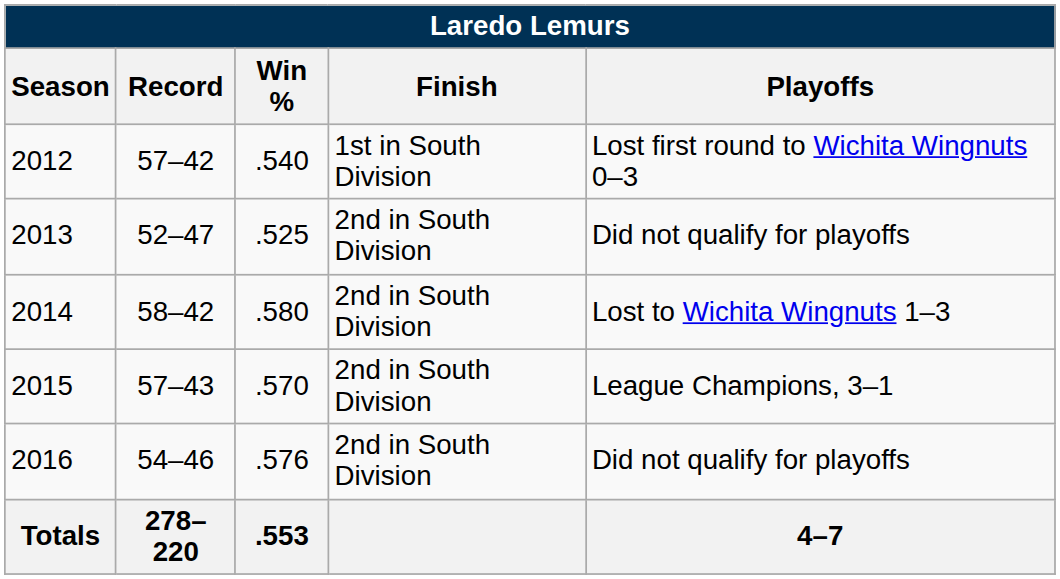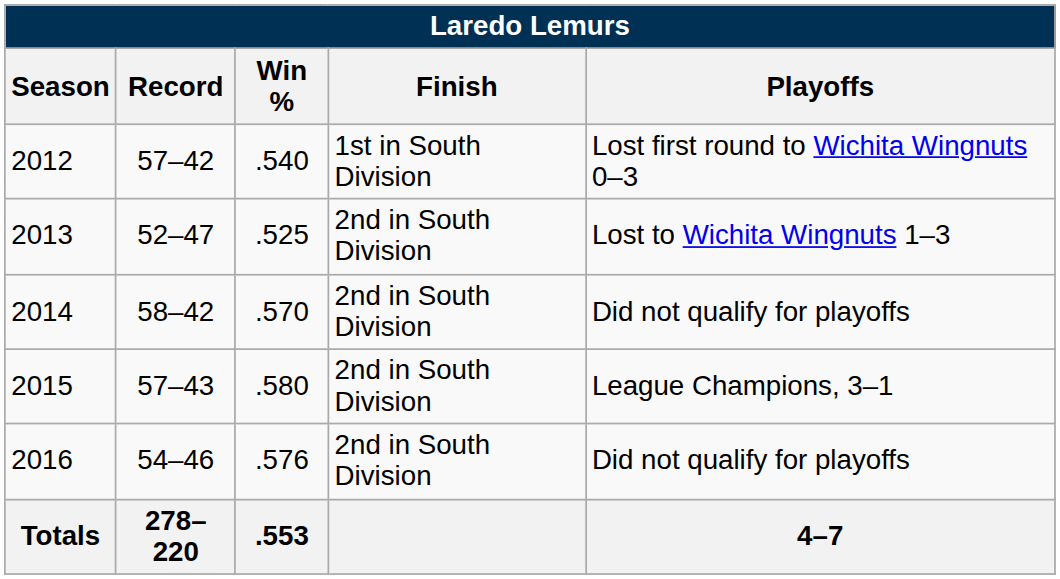(751, 235) Did not qualify for playoffs -> (771, 235) Lost to Wichita Wingnuts 1–3
(282, 311) .580 -> (282, 311) .570
(771, 311) Lost to Wichita Wingnuts 1–3 -> (751, 311) Did not qualify for playoffs
(282, 386) .570 -> (282, 386) .580
